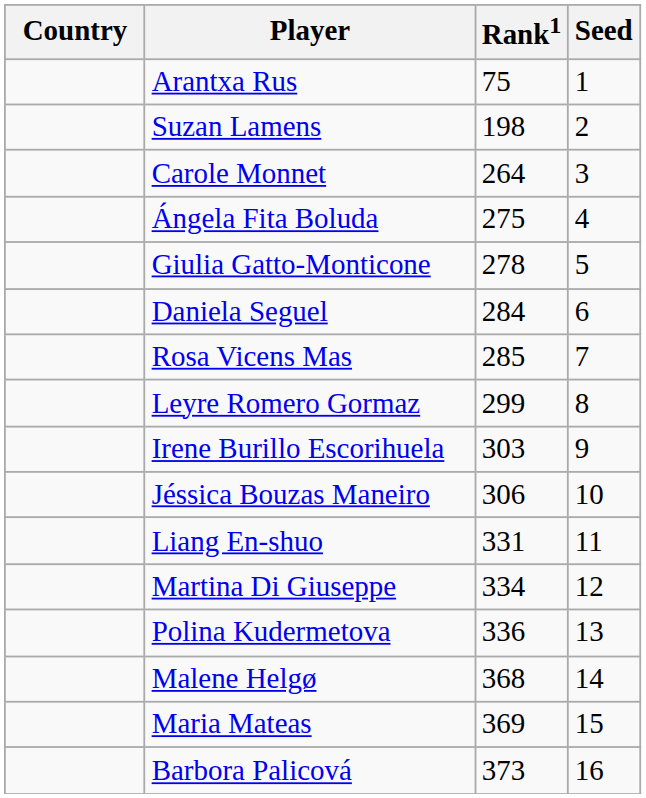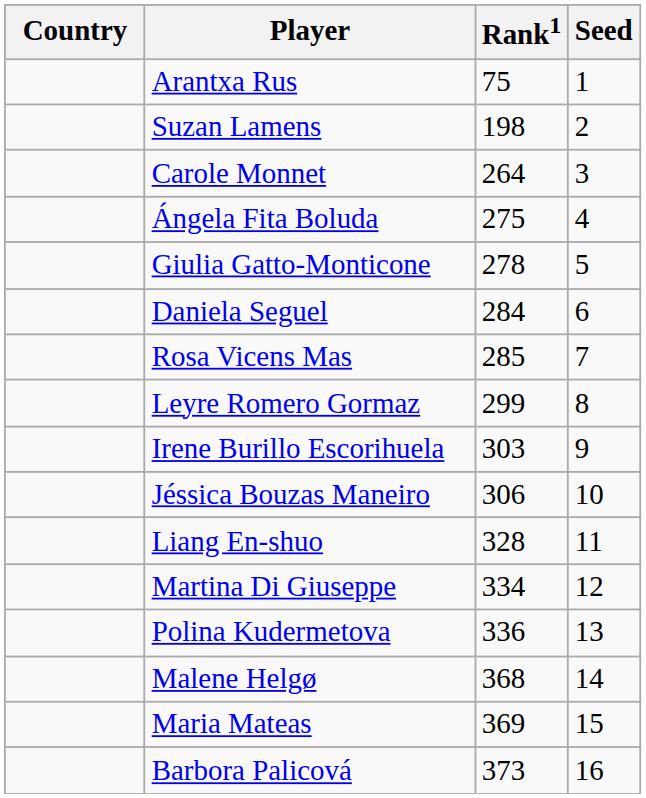(503, 540) 331 -> (503, 540) 328
